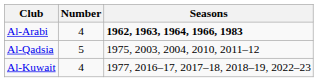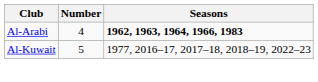- row: (30, 49)
(81, 67) 4 -> (81, 49) 5
